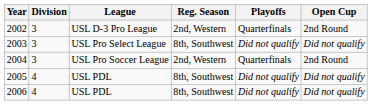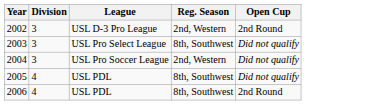- column: (268, 12)
(326, 60) 2nd Round -> (268, 60) Did not qualify
(334, 92) Did not qualify -> (260, 92) 2nd Round
